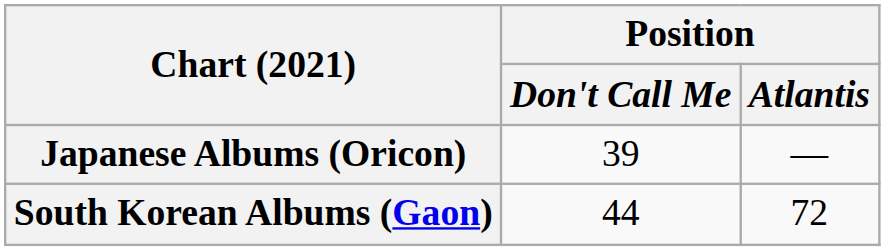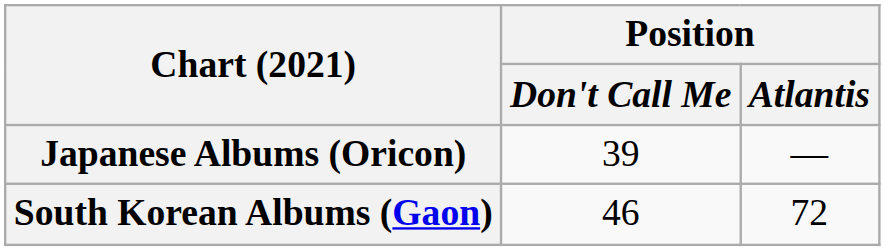(621, 213) 44 -> (621, 213) 46
